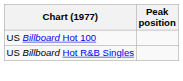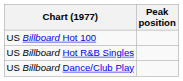+ row: (70, 68)
